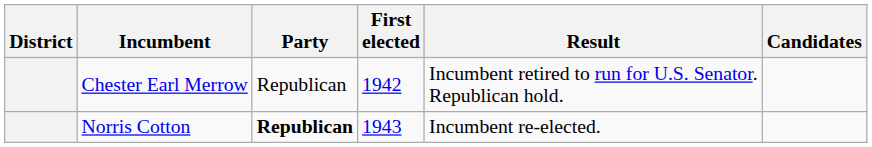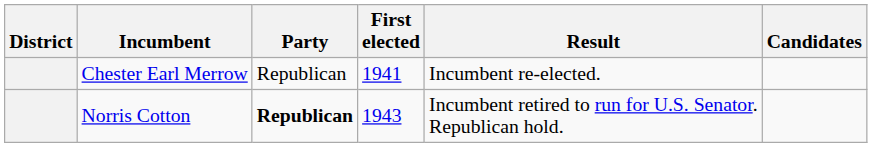(382, 84) 1942 -> (382, 73) 1941
(593, 84) Incumbent retired to run for U.S. Senator. Republican hold. -> (515, 73) Incumbent re-elected.
(515, 126) Incumbent re-elected. -> (593, 115) Incumbent retired to run for U.S. Senator. Republican hold.
